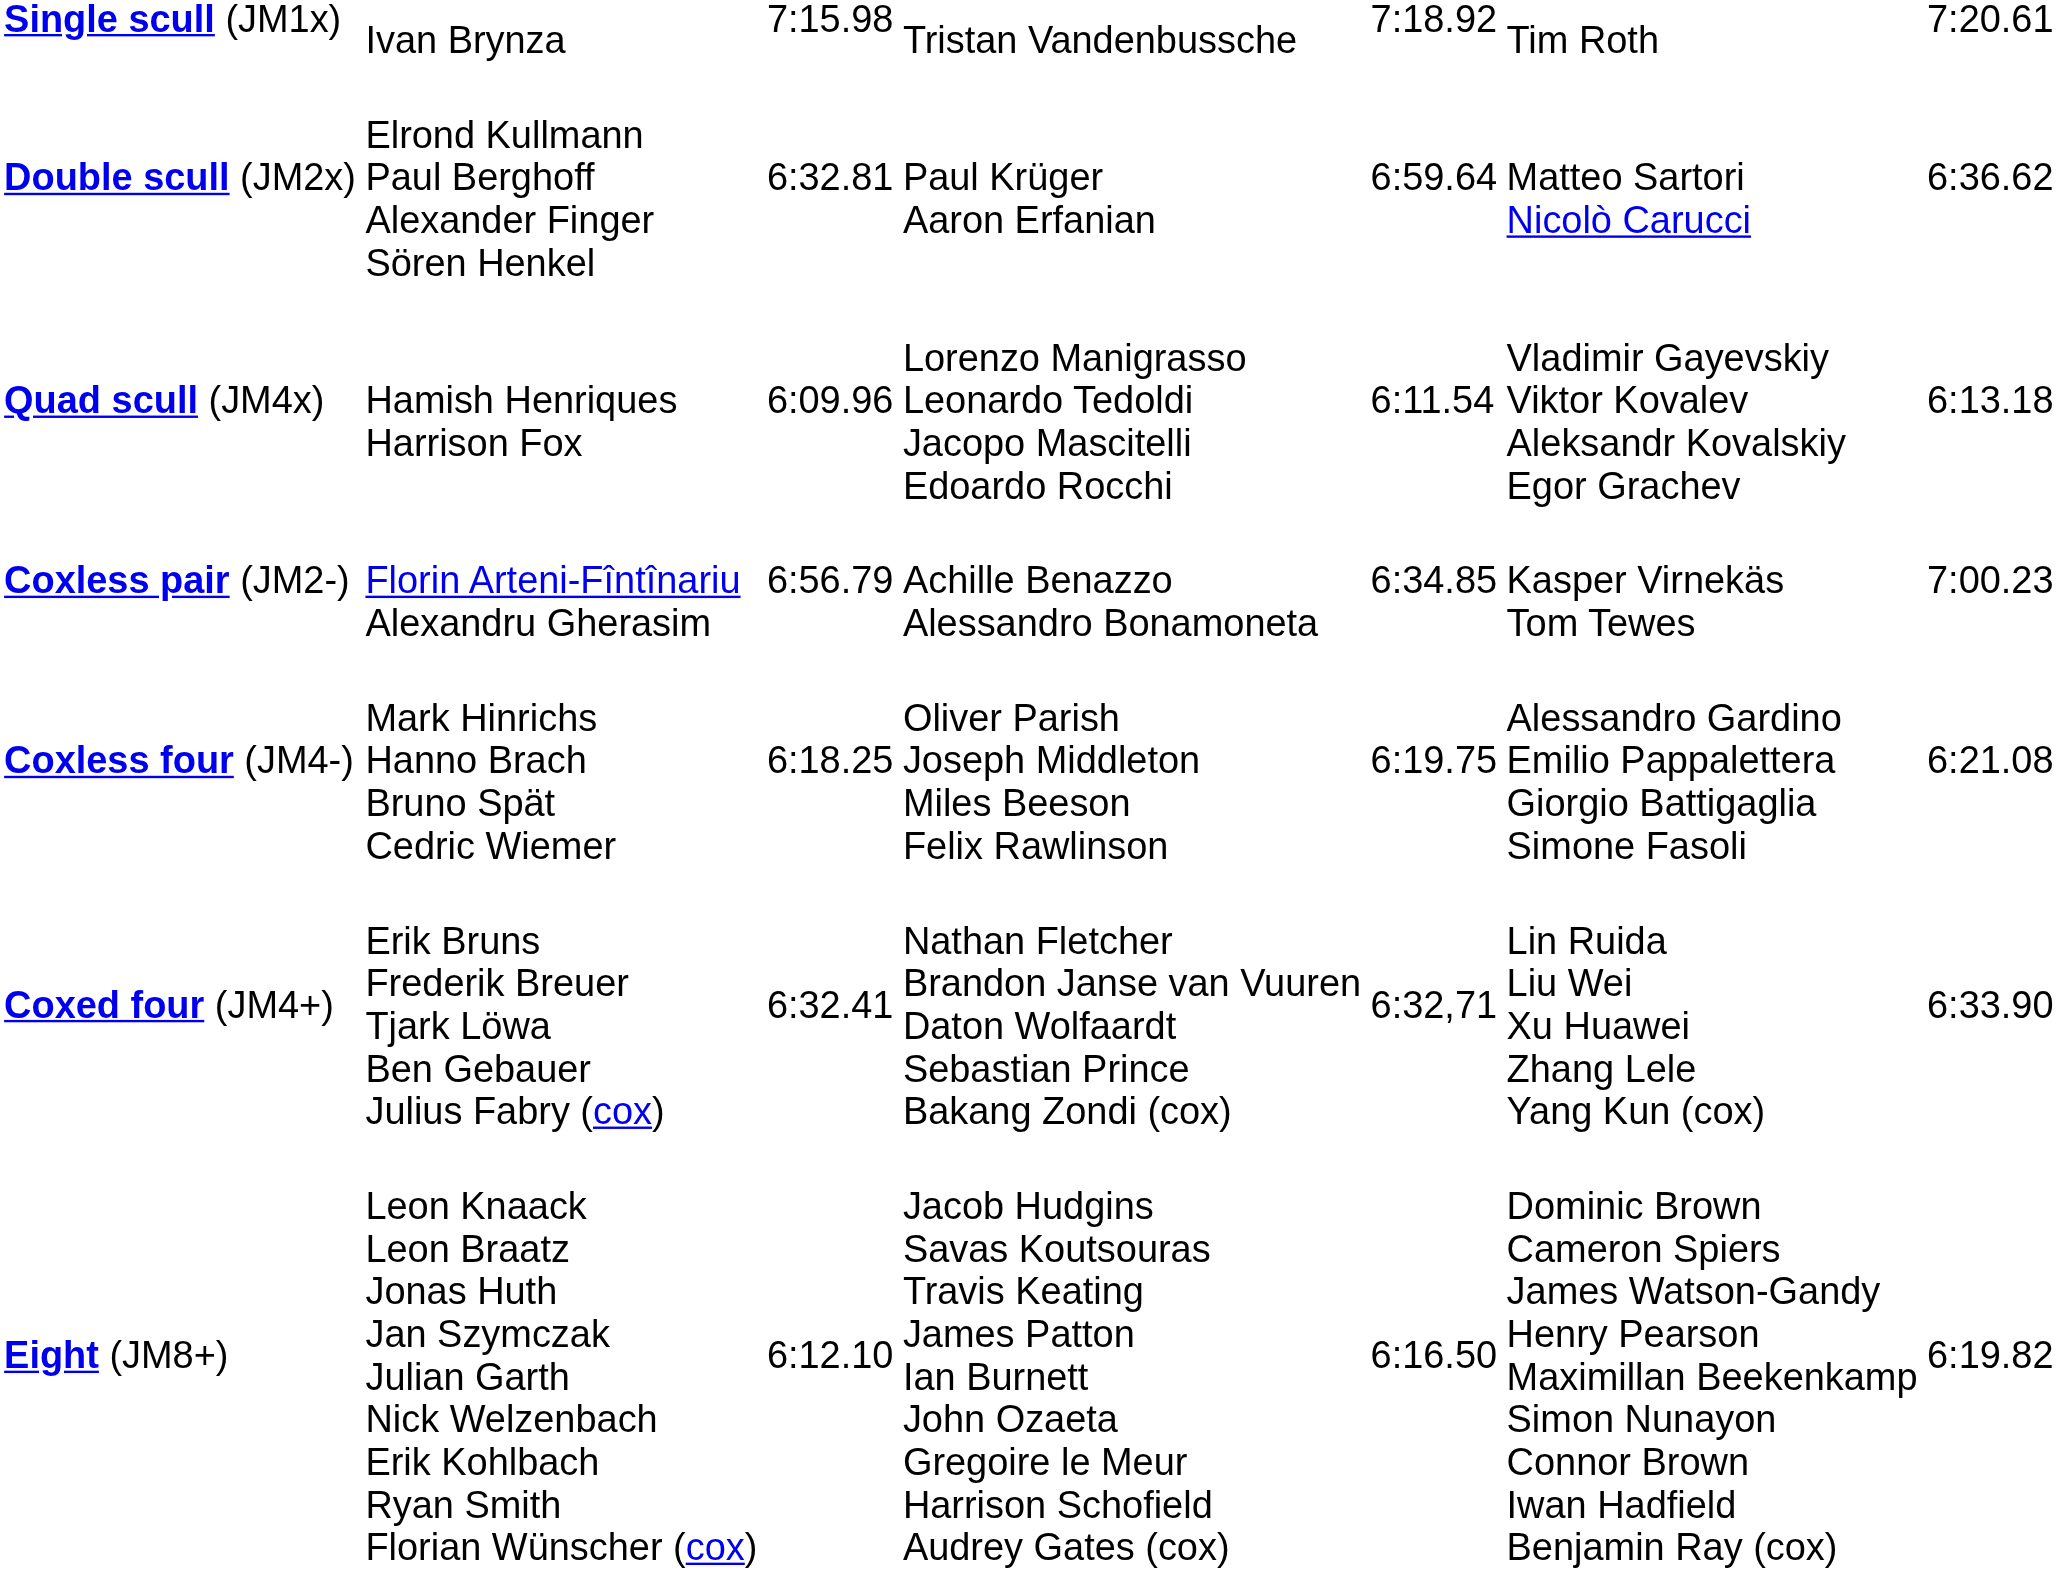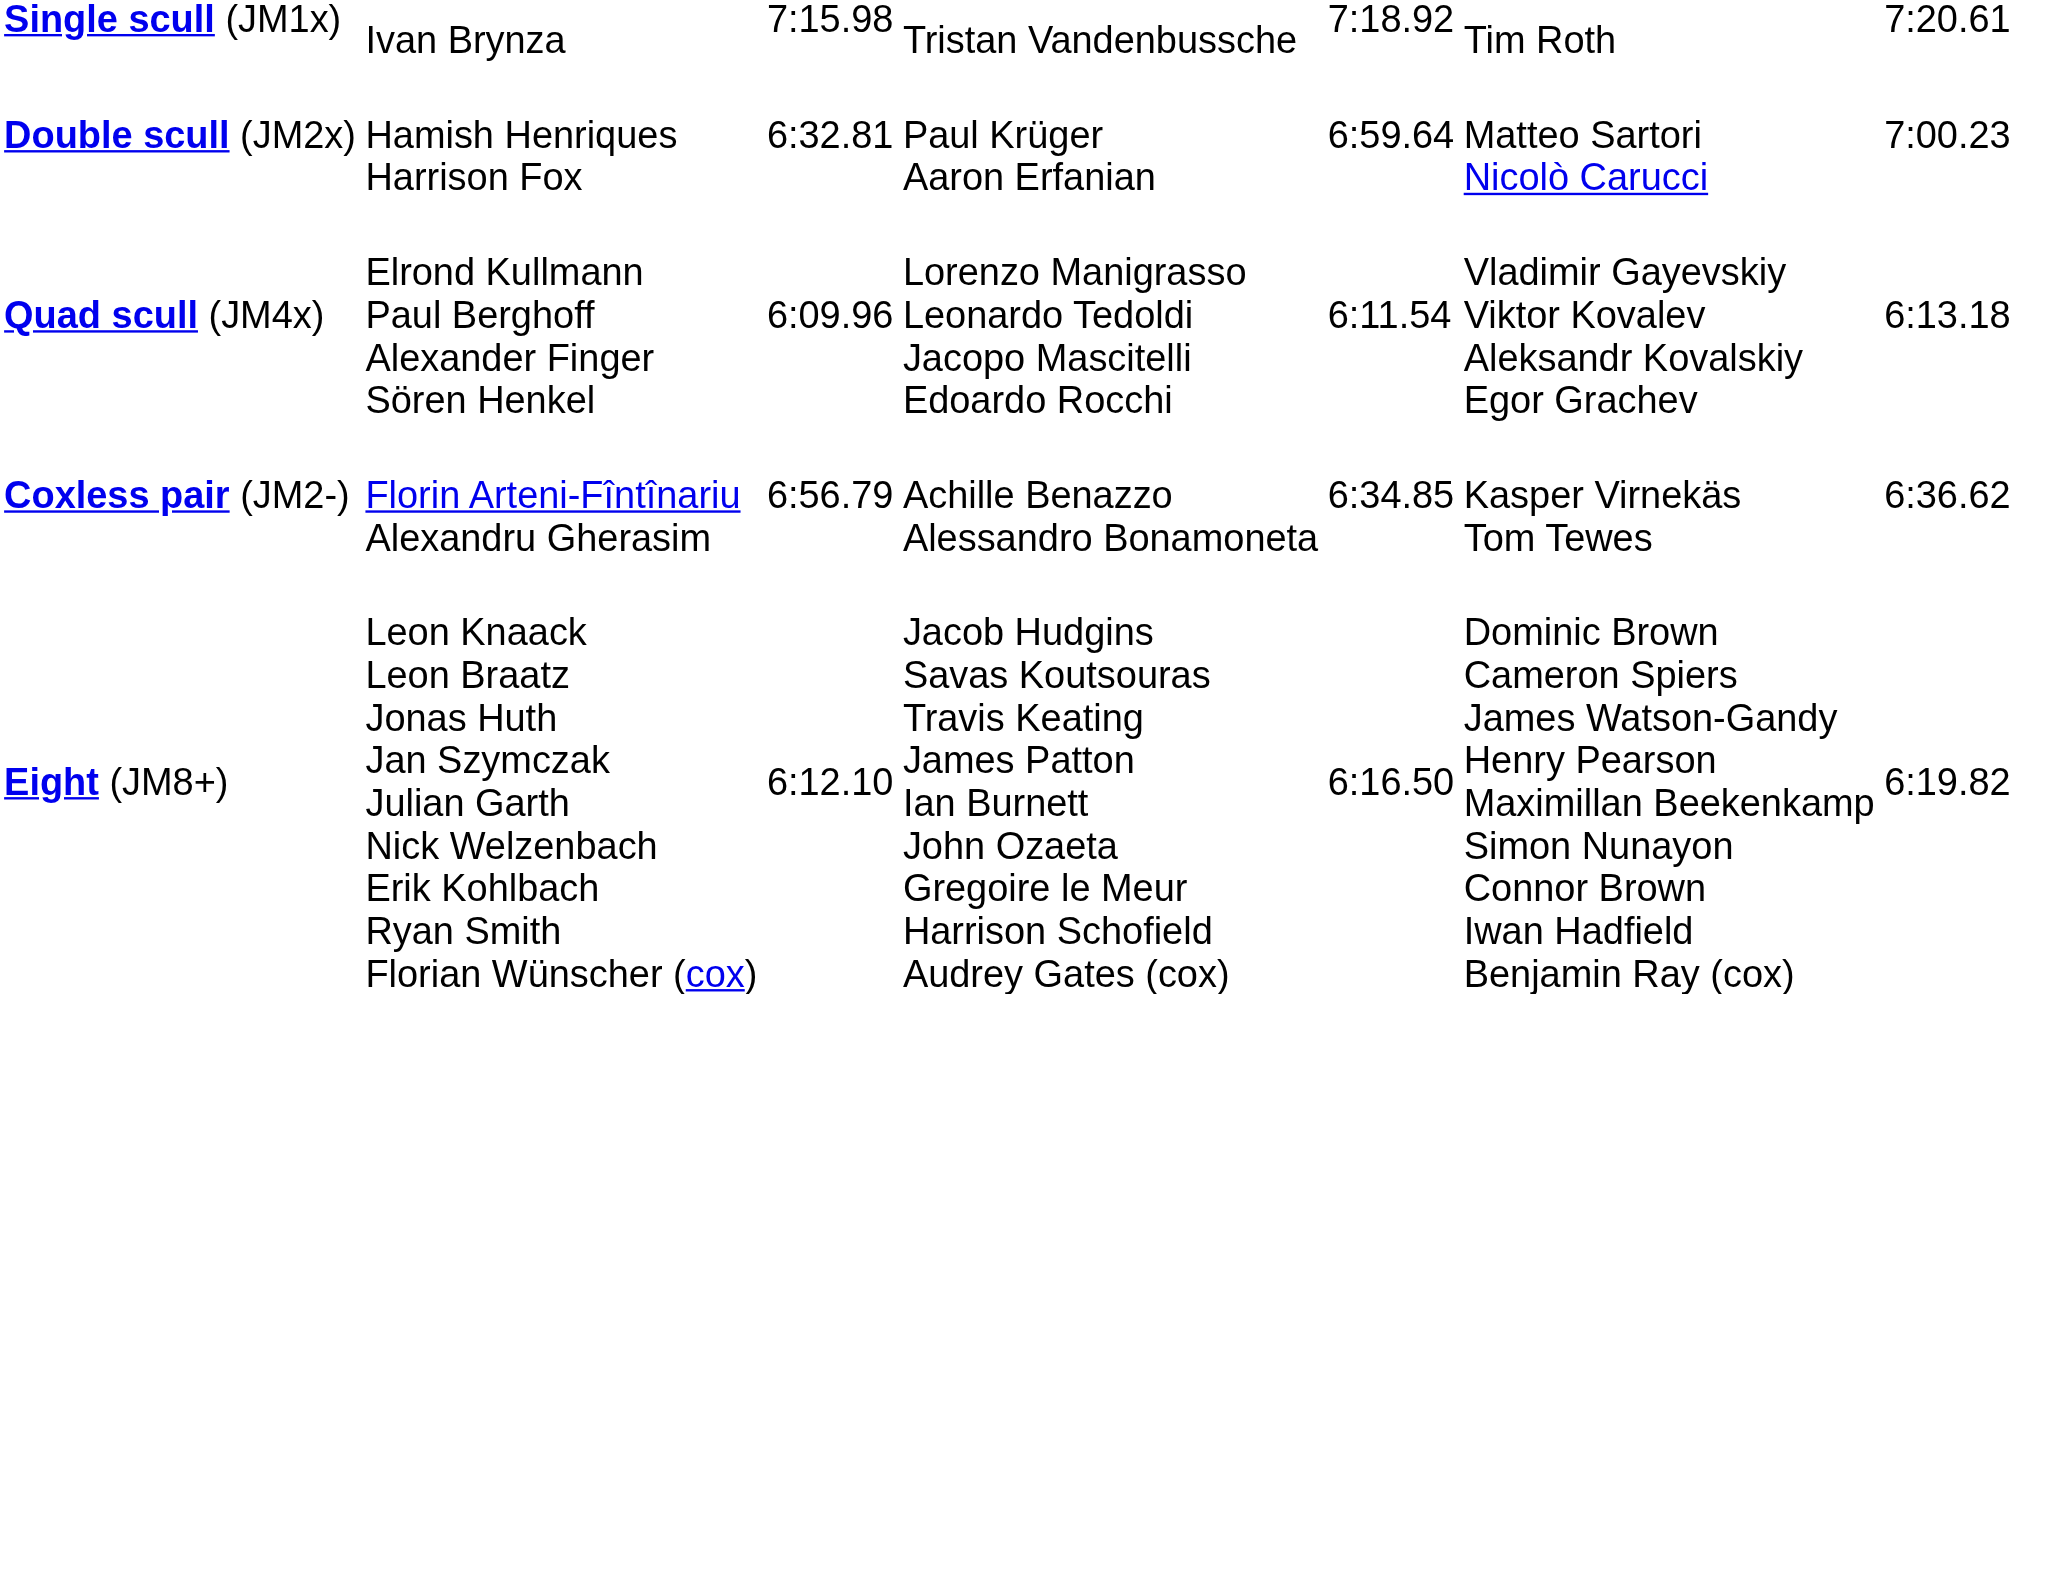(510, 199) Elrond Kullmann Paul Berghoff Alexander Finger Sören Henkel -> (521, 156) Hamish Henriques Harrison Fox
(1990, 177) 6:36.62 -> (1947, 135) 7:00.23
(521, 421) Hamish Henriques Harrison Fox -> (510, 336) Elrond Kullmann Paul Berghoff Alexander Finger Sören Henkel
(1990, 580) 7:00.23 -> (1947, 495) 6:36.62
- row: (179, 760)
- row: (169, 1005)
